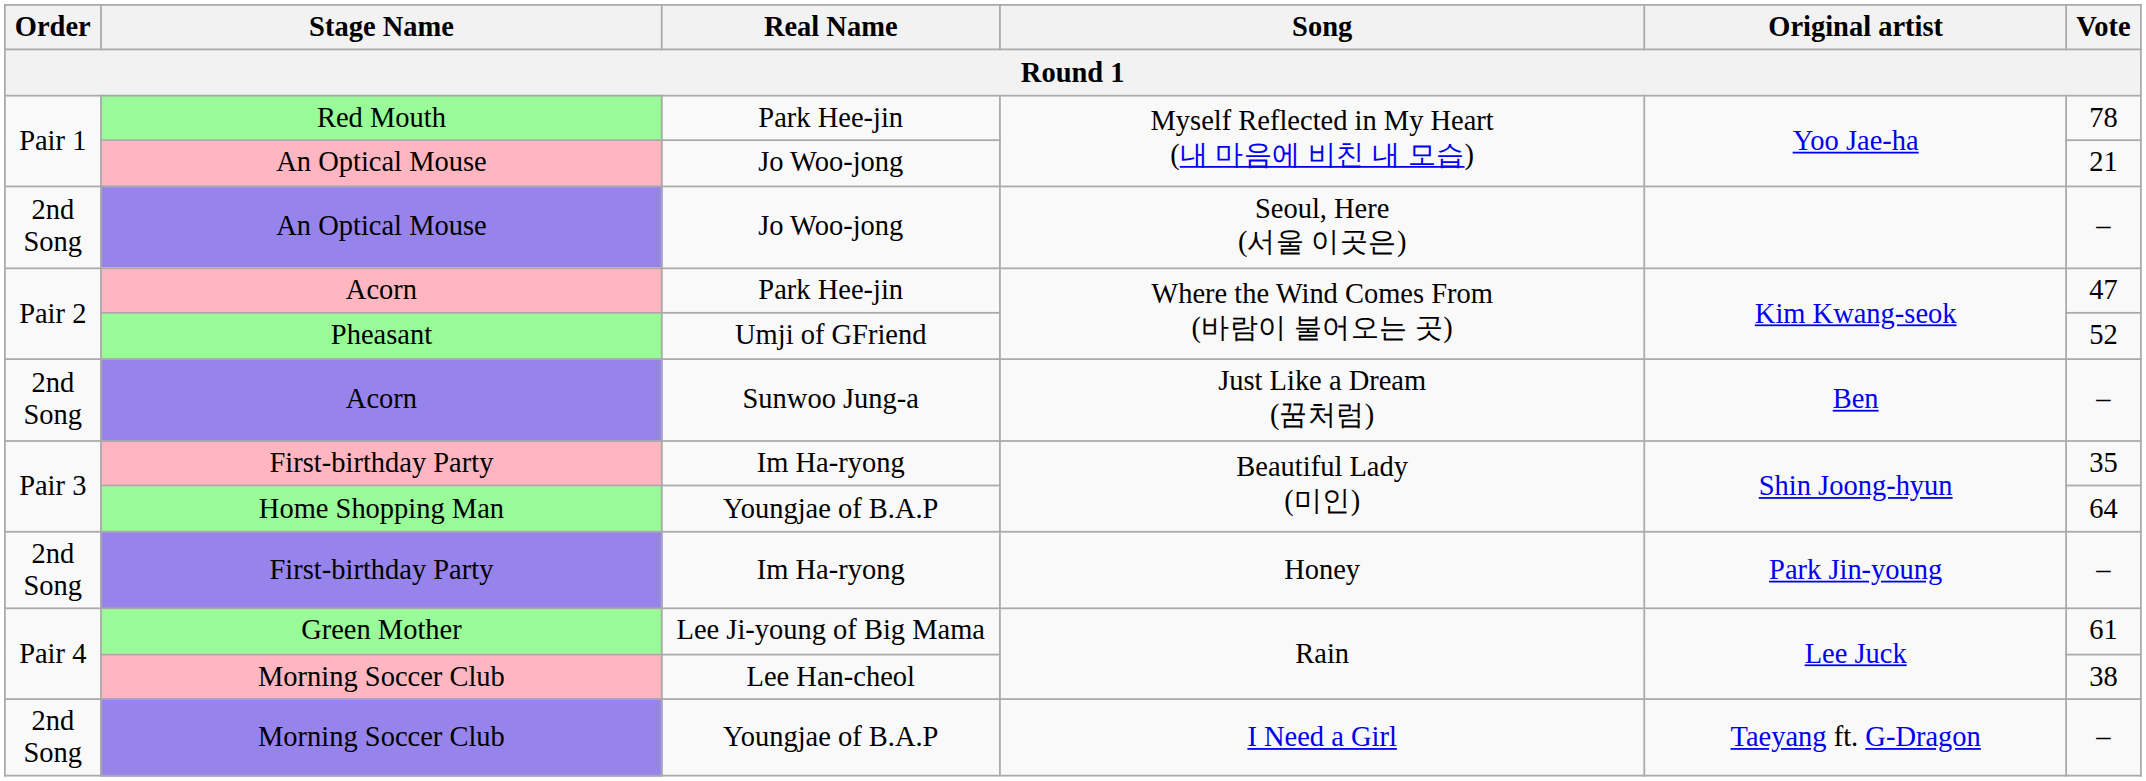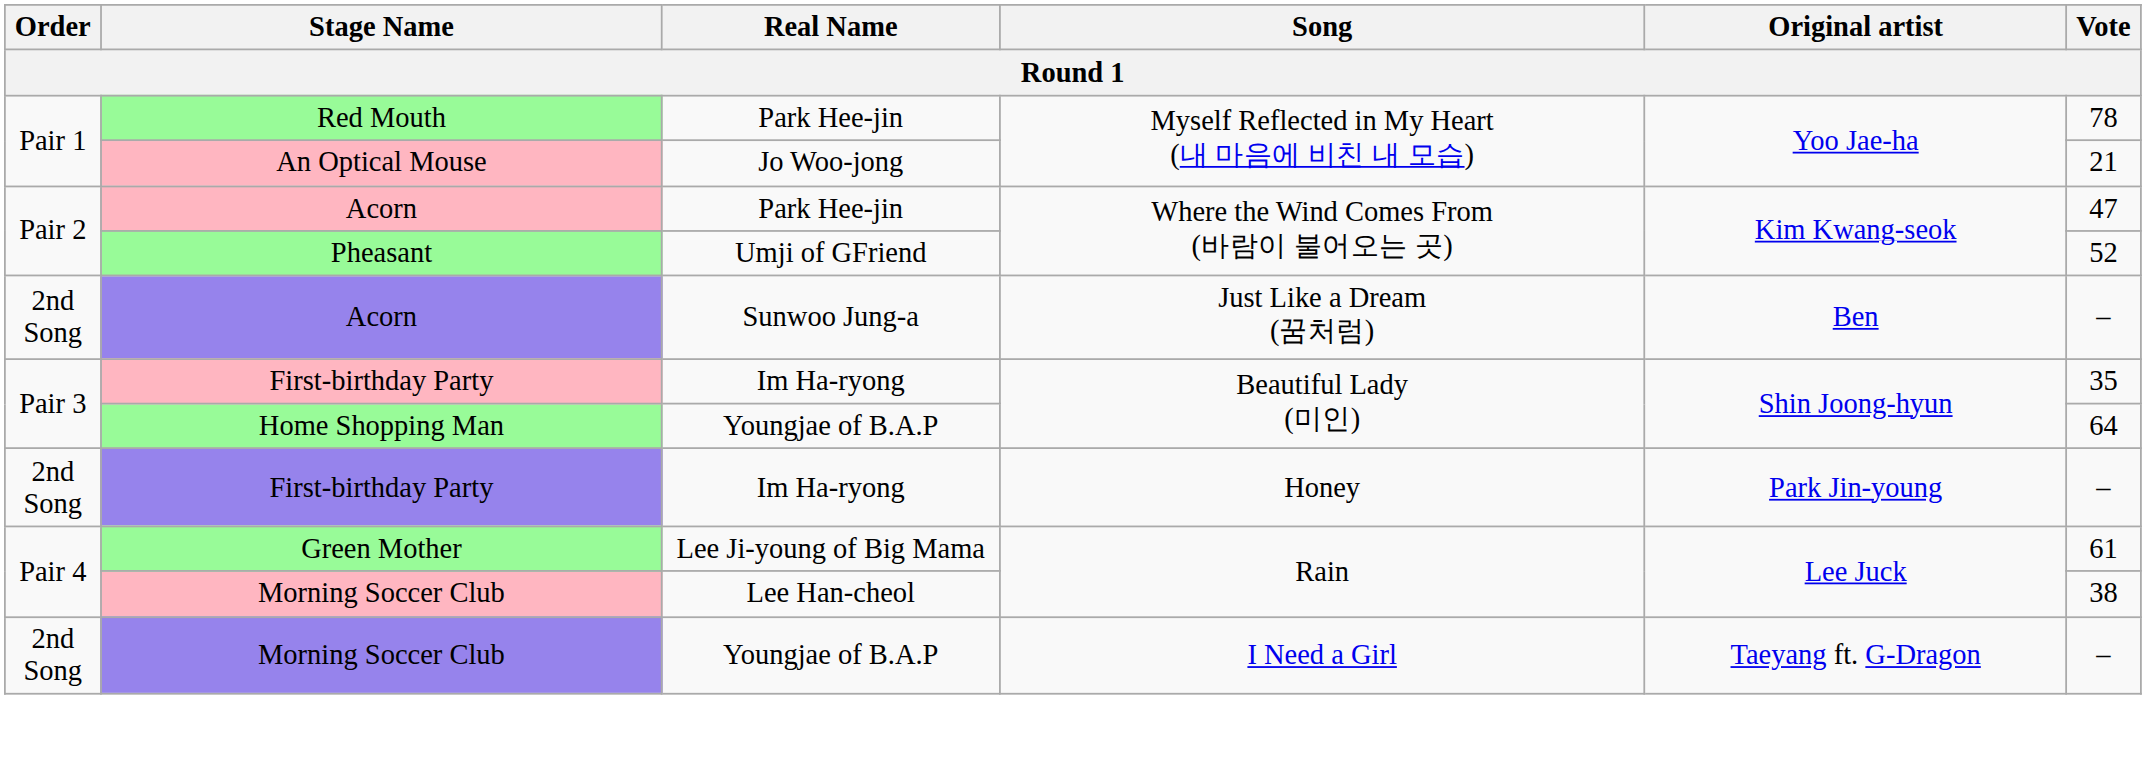- row: (381, 226)
